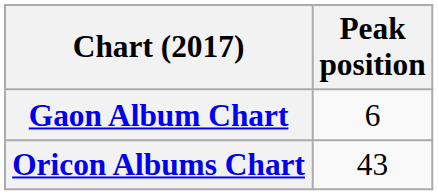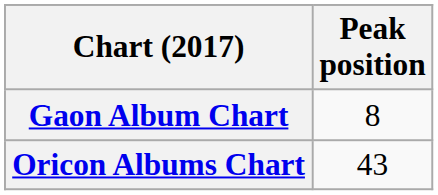(373, 114) 6 -> (373, 114) 8
